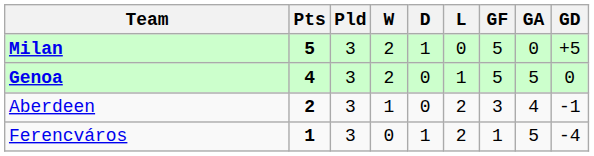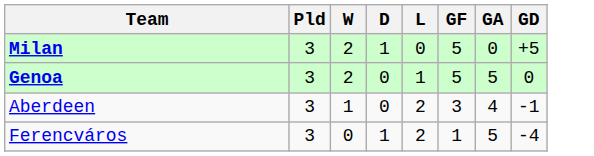- column: (310, 19)
